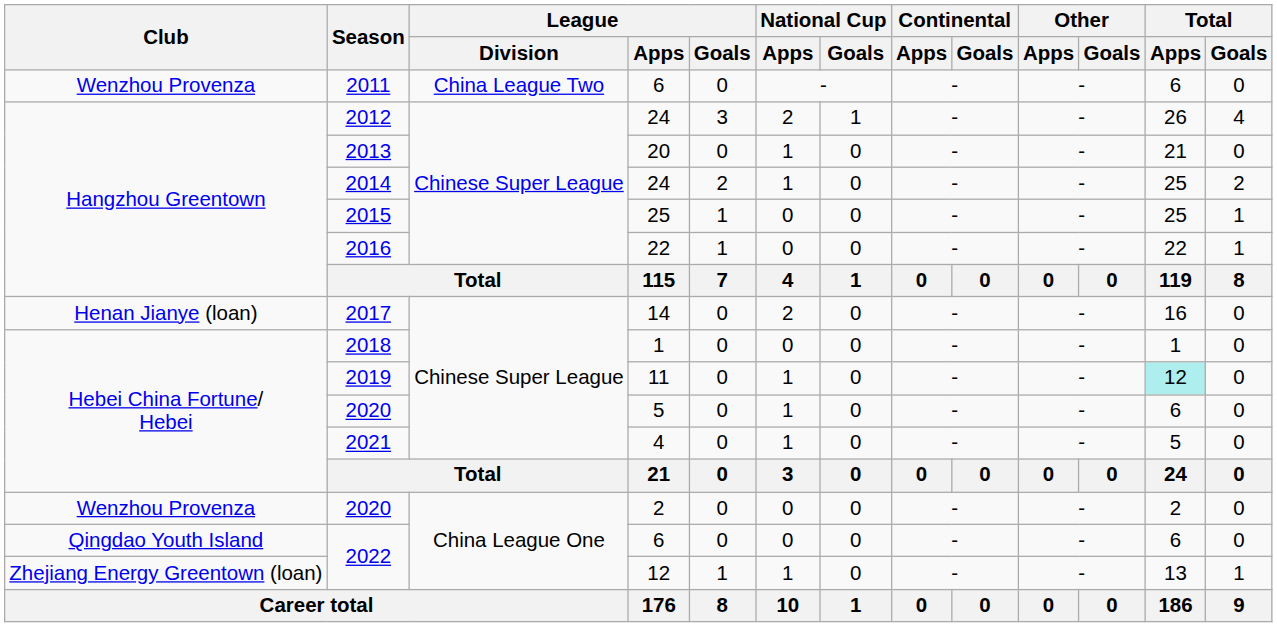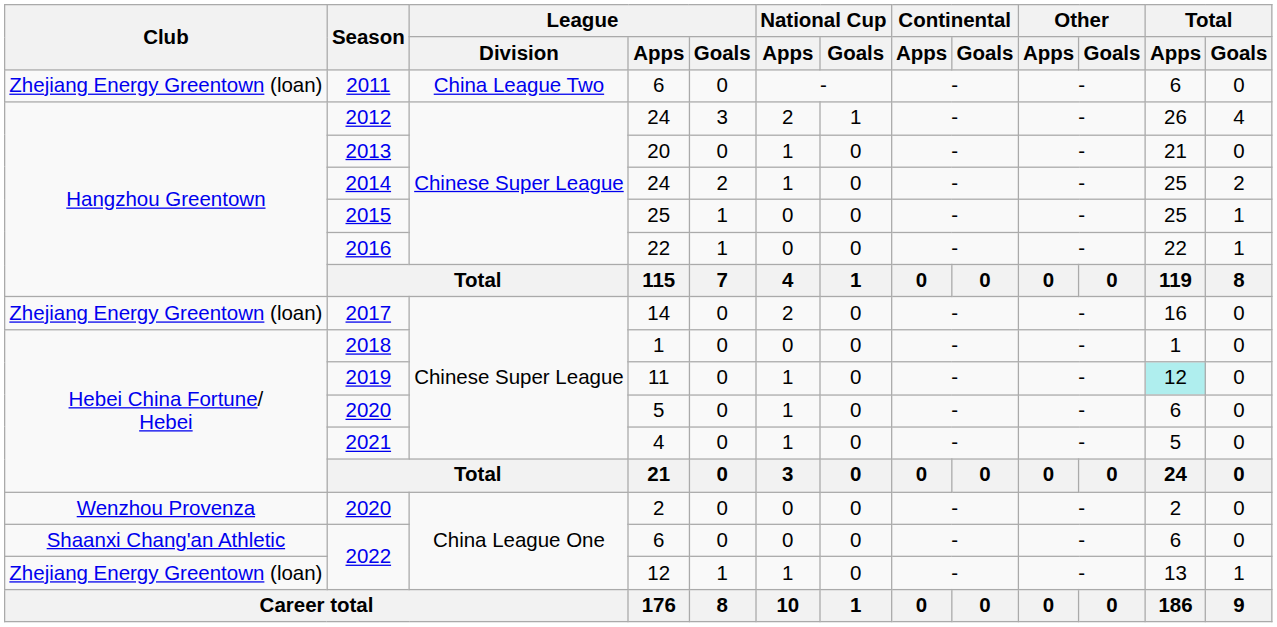(166, 85) Wenzhou Provenza -> (166, 85) Zhejiang Energy Greentown (loan)
(166, 313) Henan Jianye (loan) -> (166, 313) Zhejiang Energy Greentown (loan)
(166, 540) Qingdao Youth Island -> (166, 540) Shaanxi Chang'an Athletic
